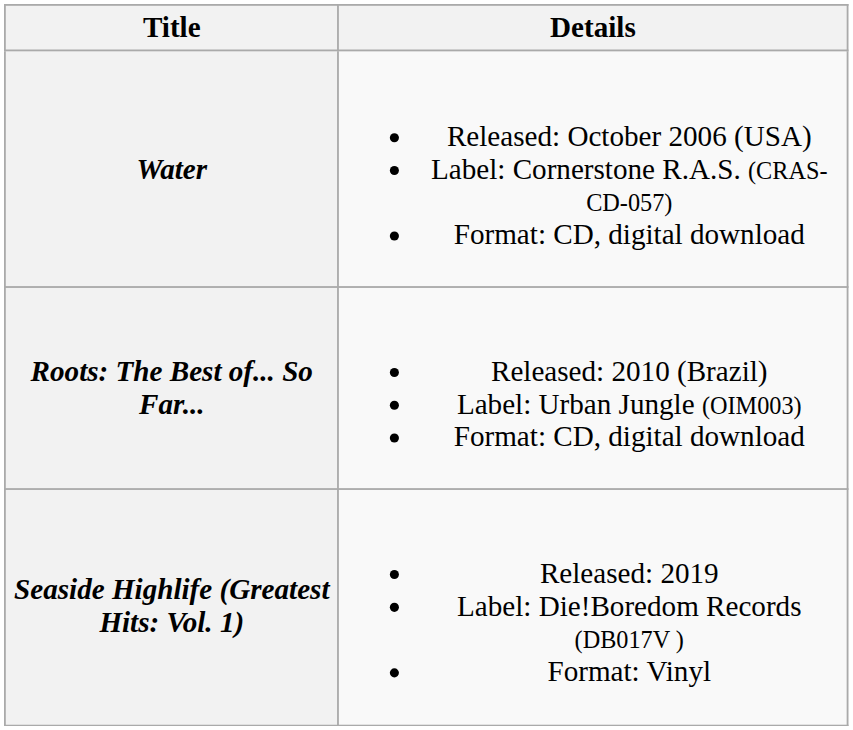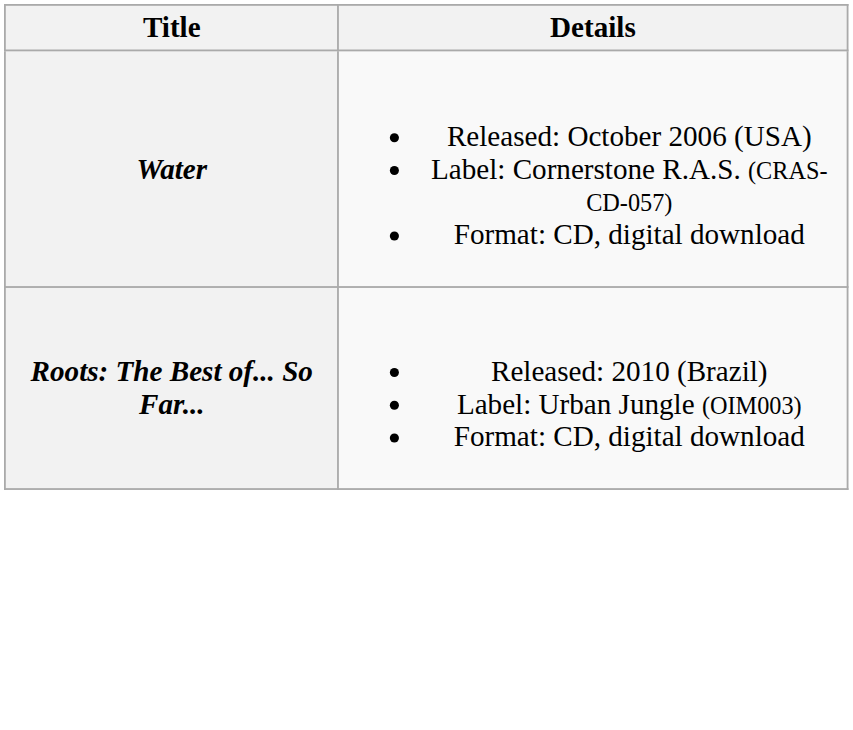- row: (172, 606)
